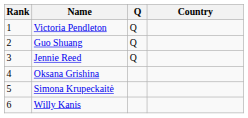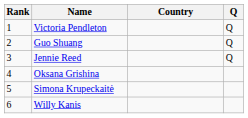columns swapped: (195, 12) <-> (137, 12)
